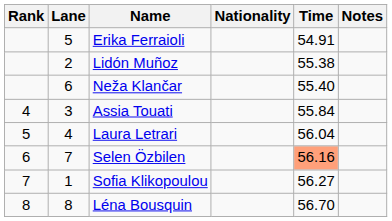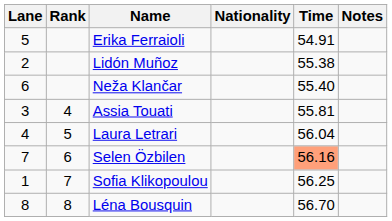columns swapped: (26, 16) <-> (69, 16)
(316, 110) 55.84 -> (316, 110) 55.81
(316, 181) 56.27 -> (316, 181) 56.25
